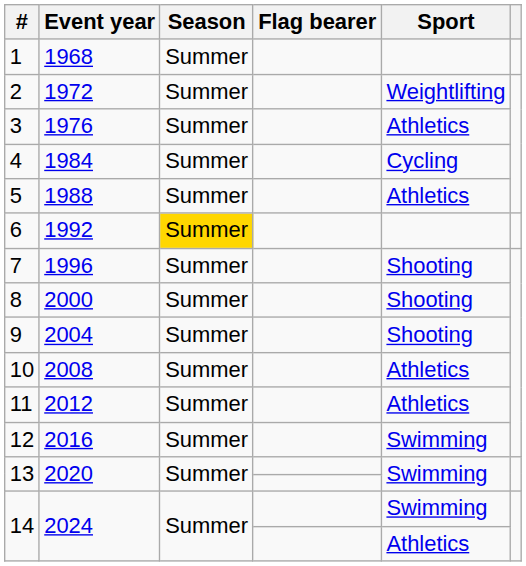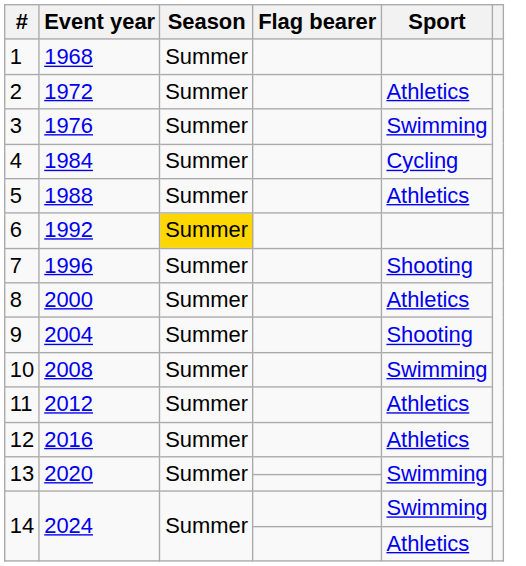(446, 91) Weightlifting -> (428, 91) Athletics
(428, 126) Athletics -> (437, 126) Swimming
(430, 299) Shooting -> (428, 299) Athletics
(428, 369) Athletics -> (437, 369) Swimming
(437, 439) Swimming -> (428, 439) Athletics
